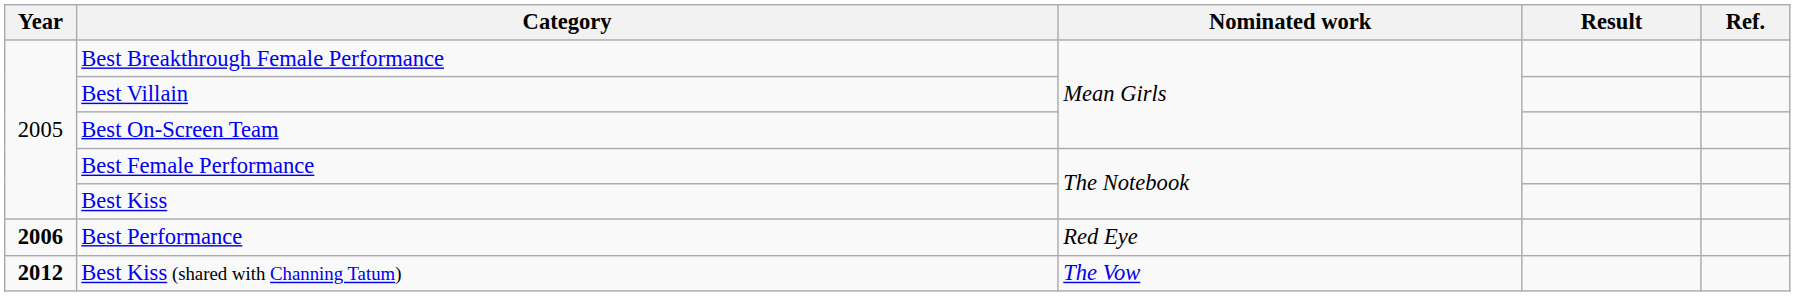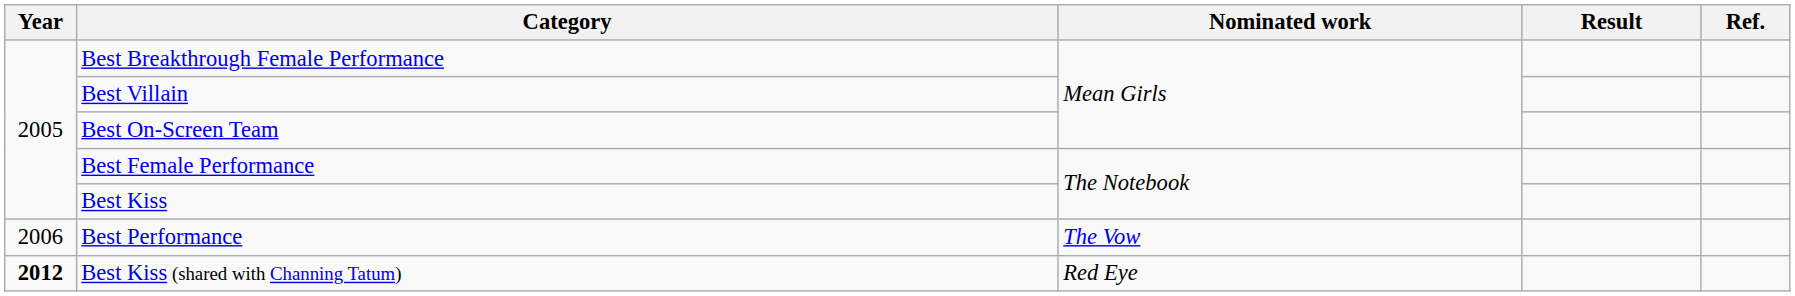(40, 237) bold -> (40, 237) normal
(1101, 237) Red Eye -> (1102, 237) The Vow
(1102, 272) The Vow -> (1101, 272) Red Eye
